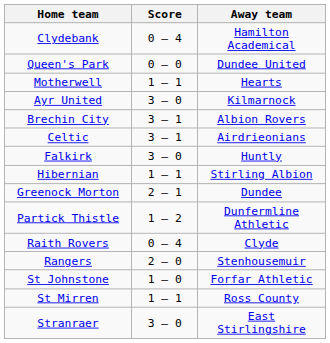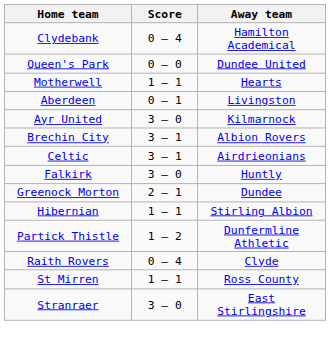+ row: (68, 100)
rows swapped: (68, 174) <-> (68, 193)
- row: (68, 261)
- row: (68, 279)
